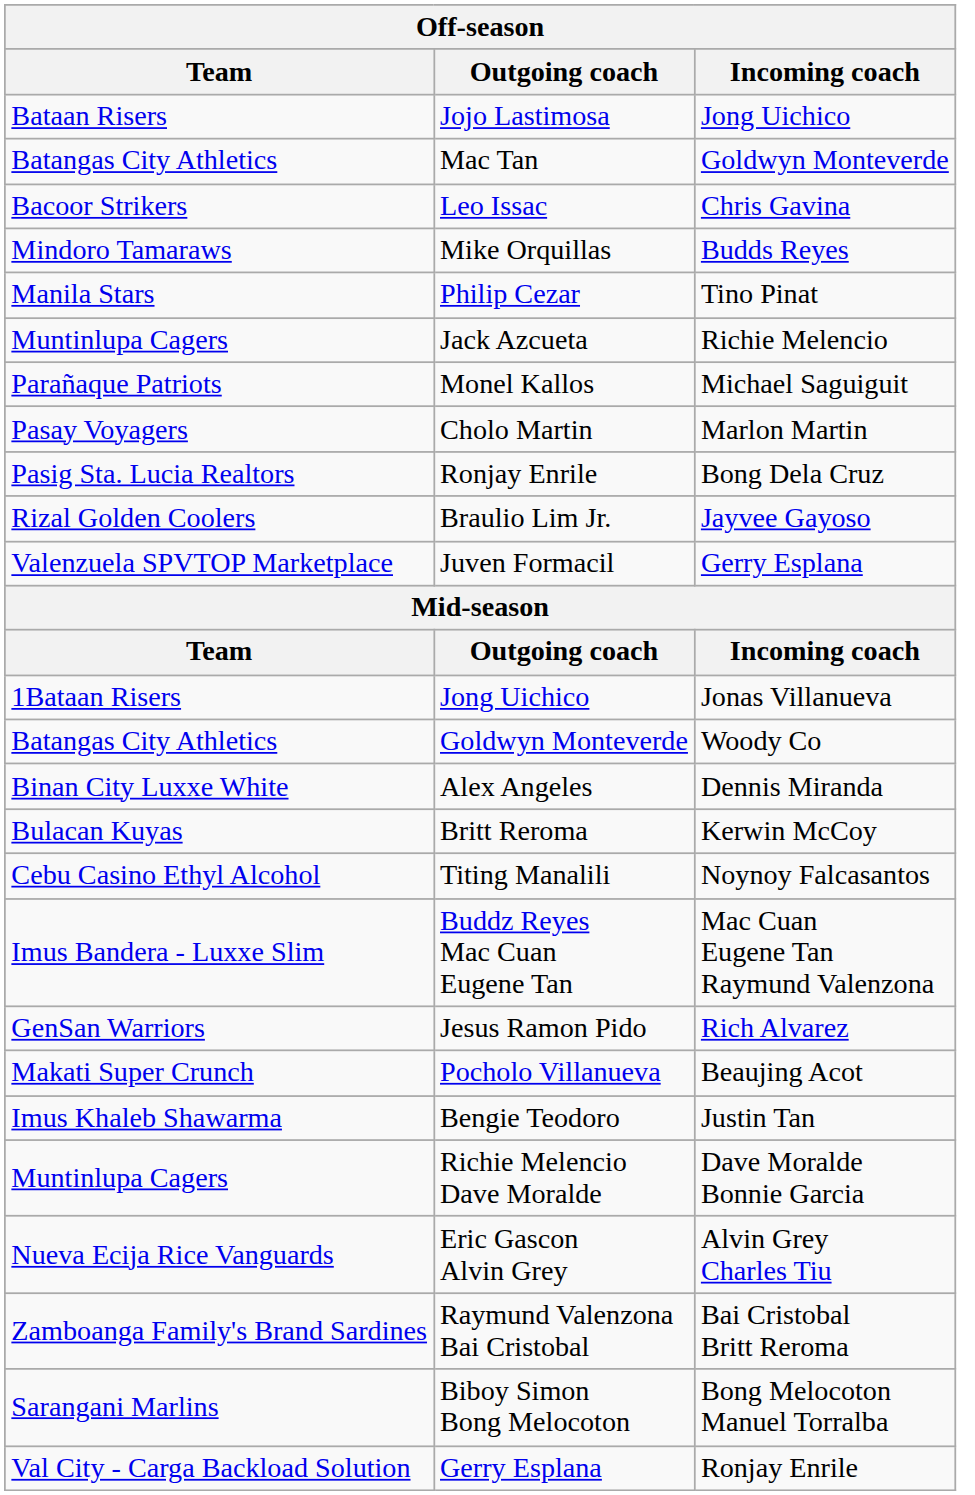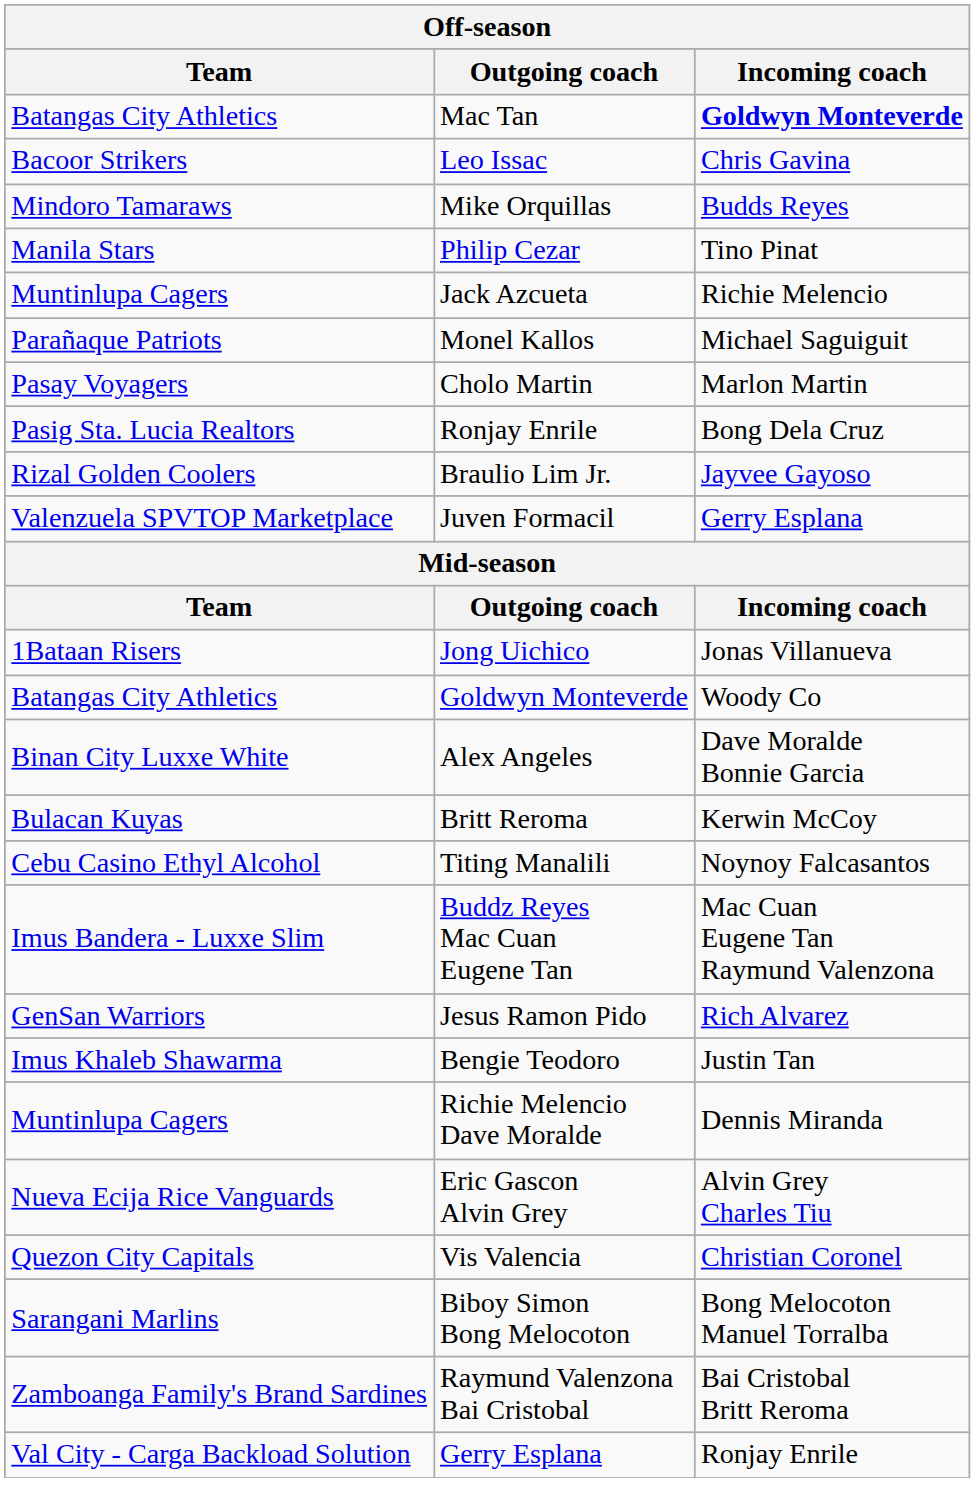- row: (525, 116)
(825, 160) normal -> (832, 116) bold
(792, 786) Dennis Miranda -> (783, 757) Dave Moralde Bonnie Garcia
- row: (550, 1072)
(783, 1177) Dave Moralde Bonnie Garcia -> (792, 1120) Dennis Miranda
+ row: (510, 1257)
rows swapped: (557, 1330) <-> (535, 1406)
